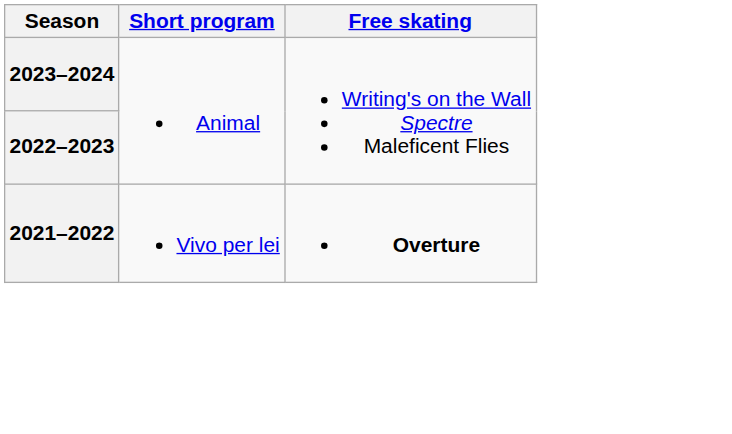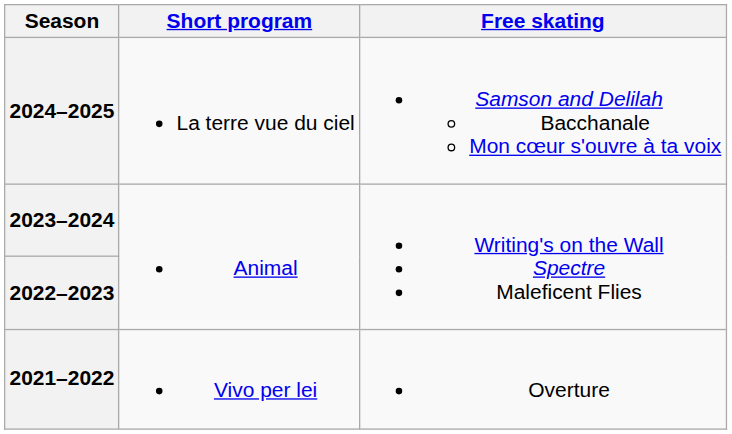+ row: (62, 110)
(410, 245) bold -> (543, 391) normal
